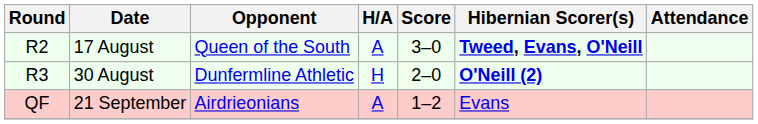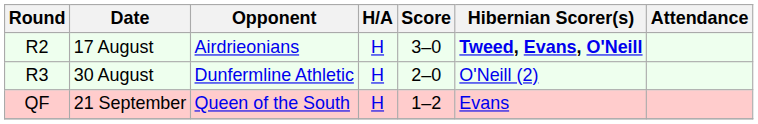(272, 47) Queen of the South -> (247, 47) Airdrieonians
(378, 47) A -> (378, 47) H
(501, 75) bold -> (499, 75) normal
(247, 103) Airdrieonians -> (272, 103) Queen of the South
(378, 103) A -> (378, 103) H
